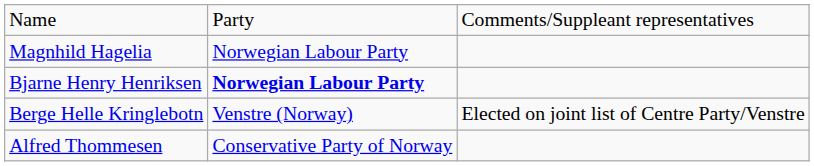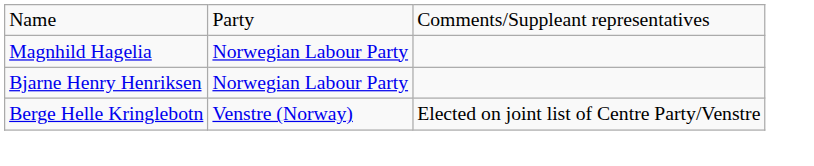(318, 82) bold -> (310, 82) normal
- row: (86, 144)
